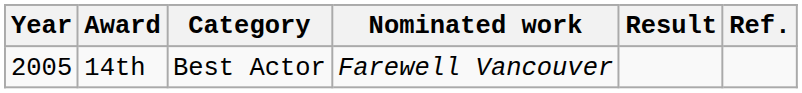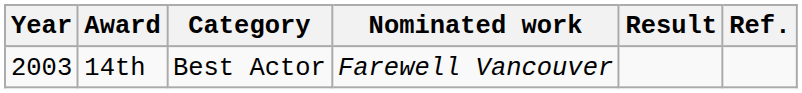(42, 67) 2005 -> (42, 67) 2003
